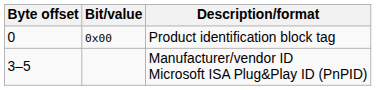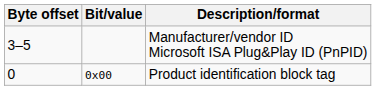rows swapped: (242, 37) <-> (258, 66)
